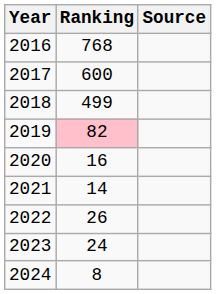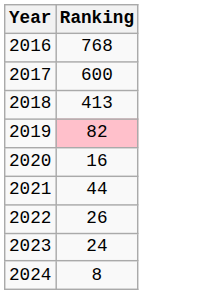- column: (174, 19)
(97, 105) 499 -> (97, 105) 413
(97, 190) 14 -> (97, 190) 44
